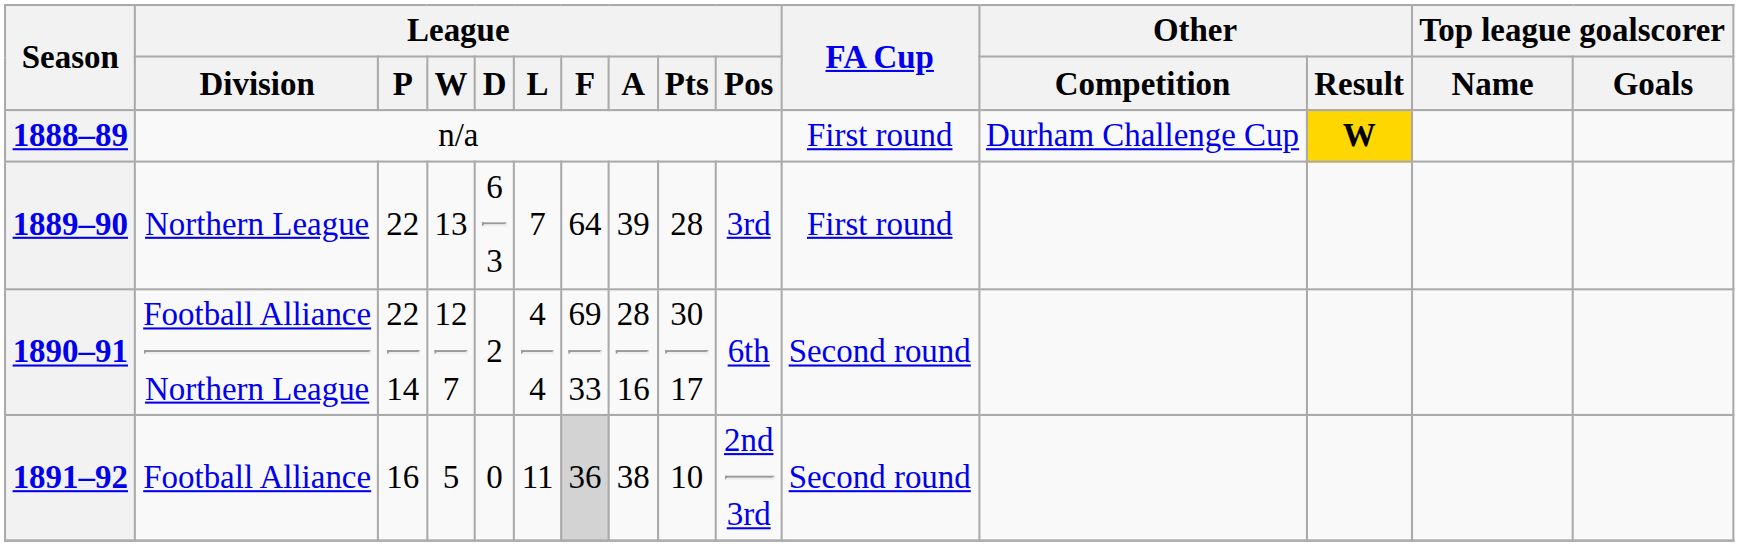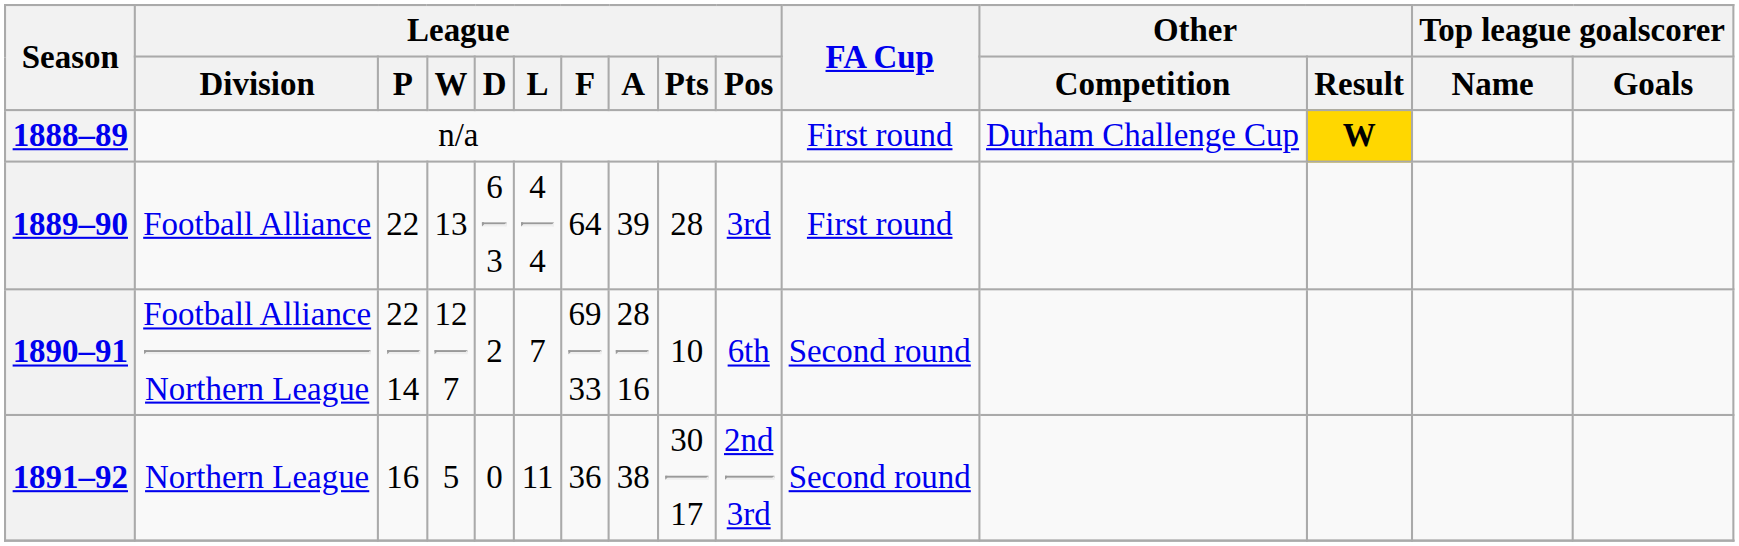(257, 224) Northern League -> (257, 224) Football Alliance
(538, 224) 7 -> (538, 224) 4 4
(538, 350) 4 4 -> (538, 350) 7
(687, 350) 30 17 -> (687, 350) 10
(257, 477) Football Alliance -> (257, 477) Northern League
(585, 477) lightgrey background -> (585, 477) no background
(687, 477) 10 -> (687, 477) 30 17
